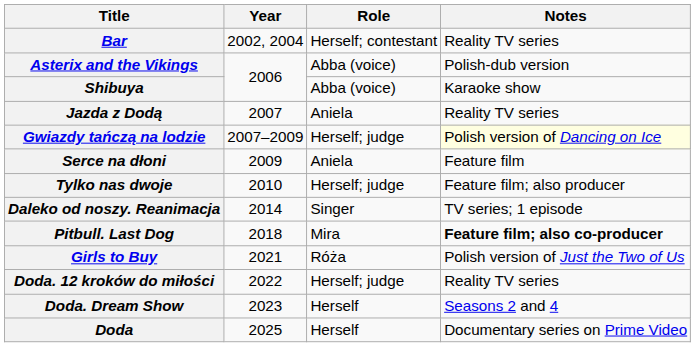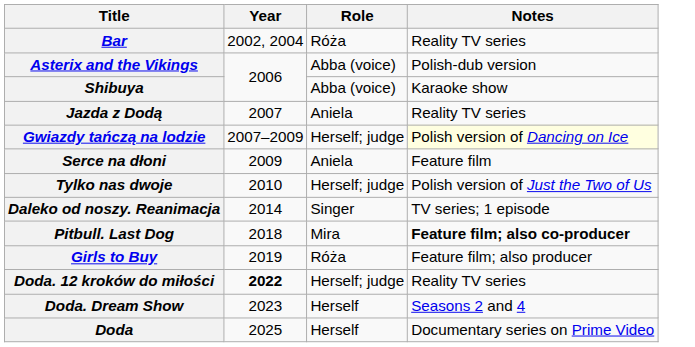(374, 40) Herself; contestant -> (328, 40) Róża
(535, 185) Feature film; also producer -> (531, 185) Polish version of Just the Two of Us
(265, 257) 2021 -> (265, 257) 2019
(564, 257) Polish version of Just the Two of Us -> (502, 257) Feature film; also producer
(265, 281) normal -> (265, 281) bold
